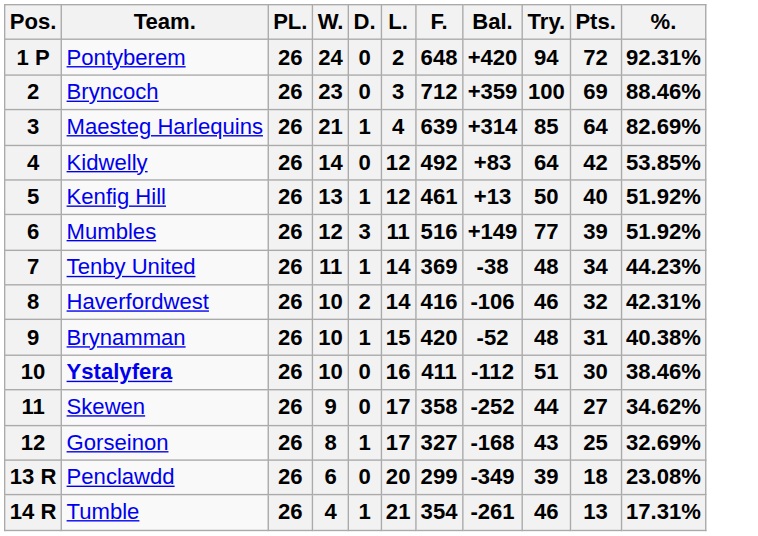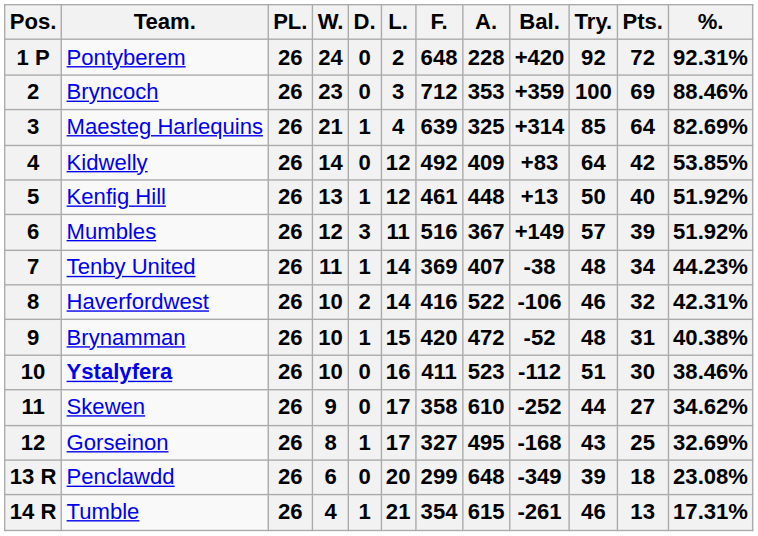+ column: (486, 22)
(546, 57) 94 -> (593, 57) 92
(546, 232) 77 -> (593, 232) 57
